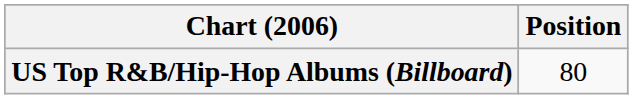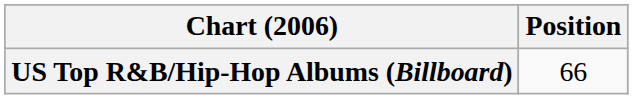(573, 70) 80 -> (573, 70) 66
